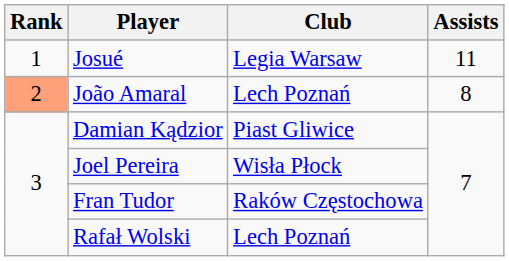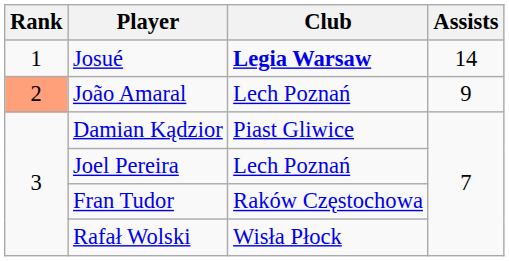(297, 58) normal -> (302, 58) bold
(466, 58) 11 -> (466, 58) 14
(466, 93) 8 -> (466, 93) 9
(287, 165) Wisła Płock -> (292, 165) Lech Poznań
(292, 237) Lech Poznań -> (287, 237) Wisła Płock
